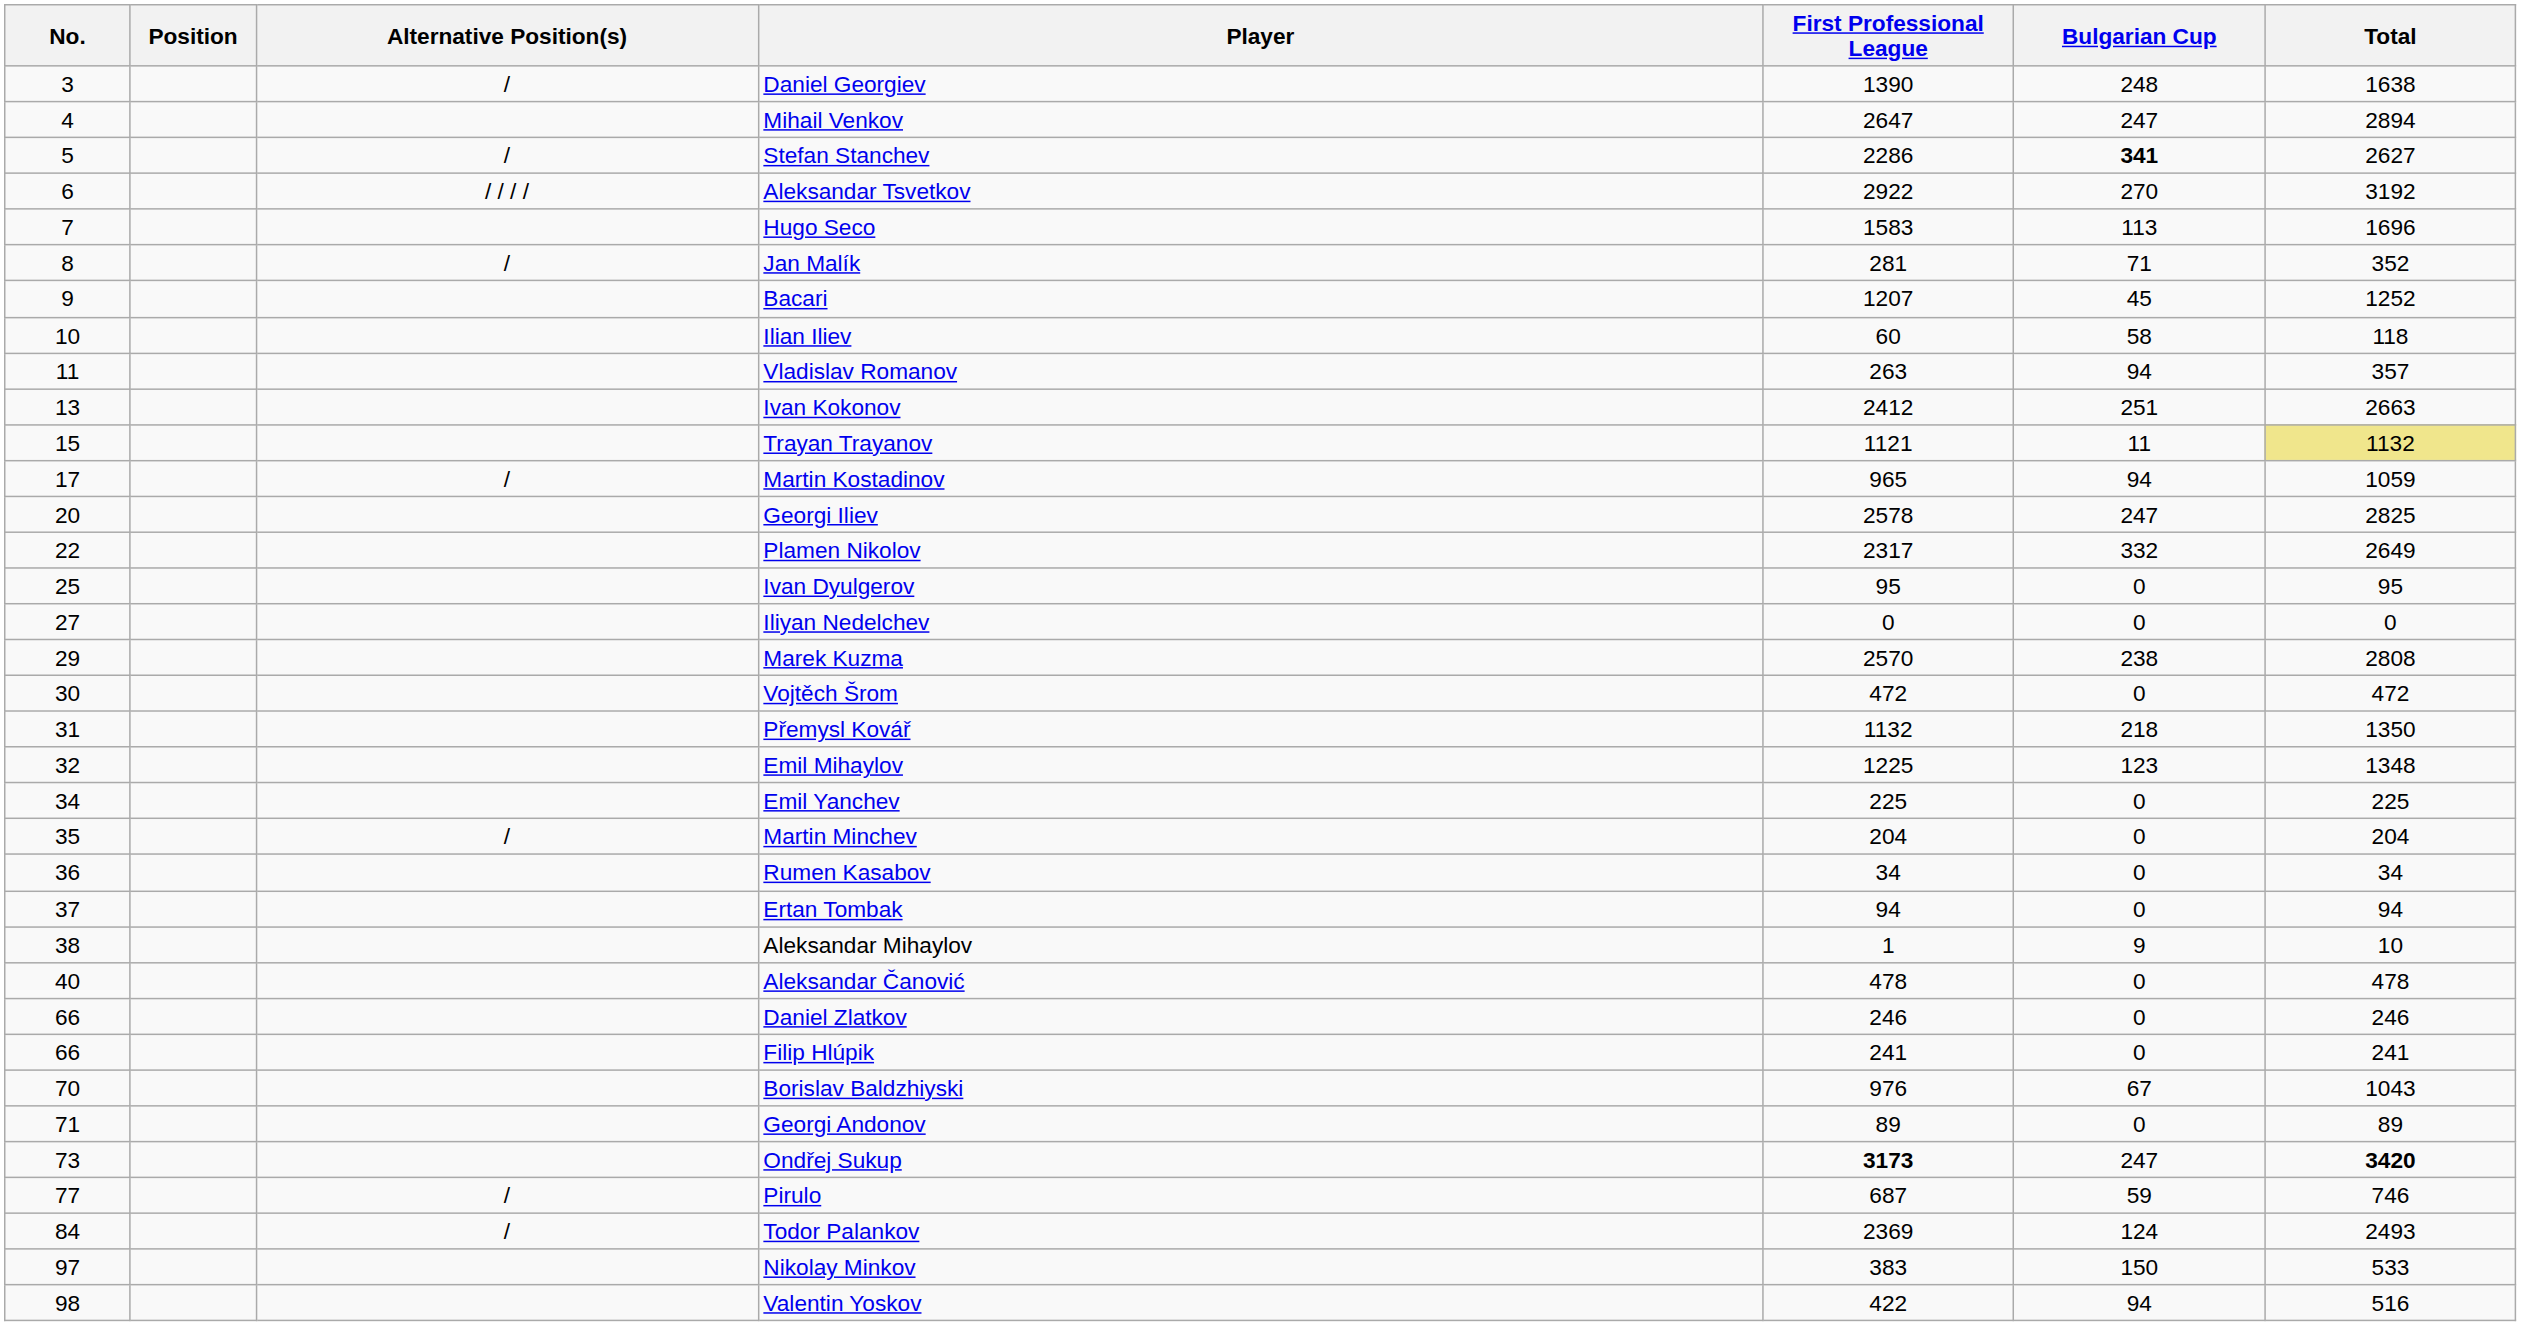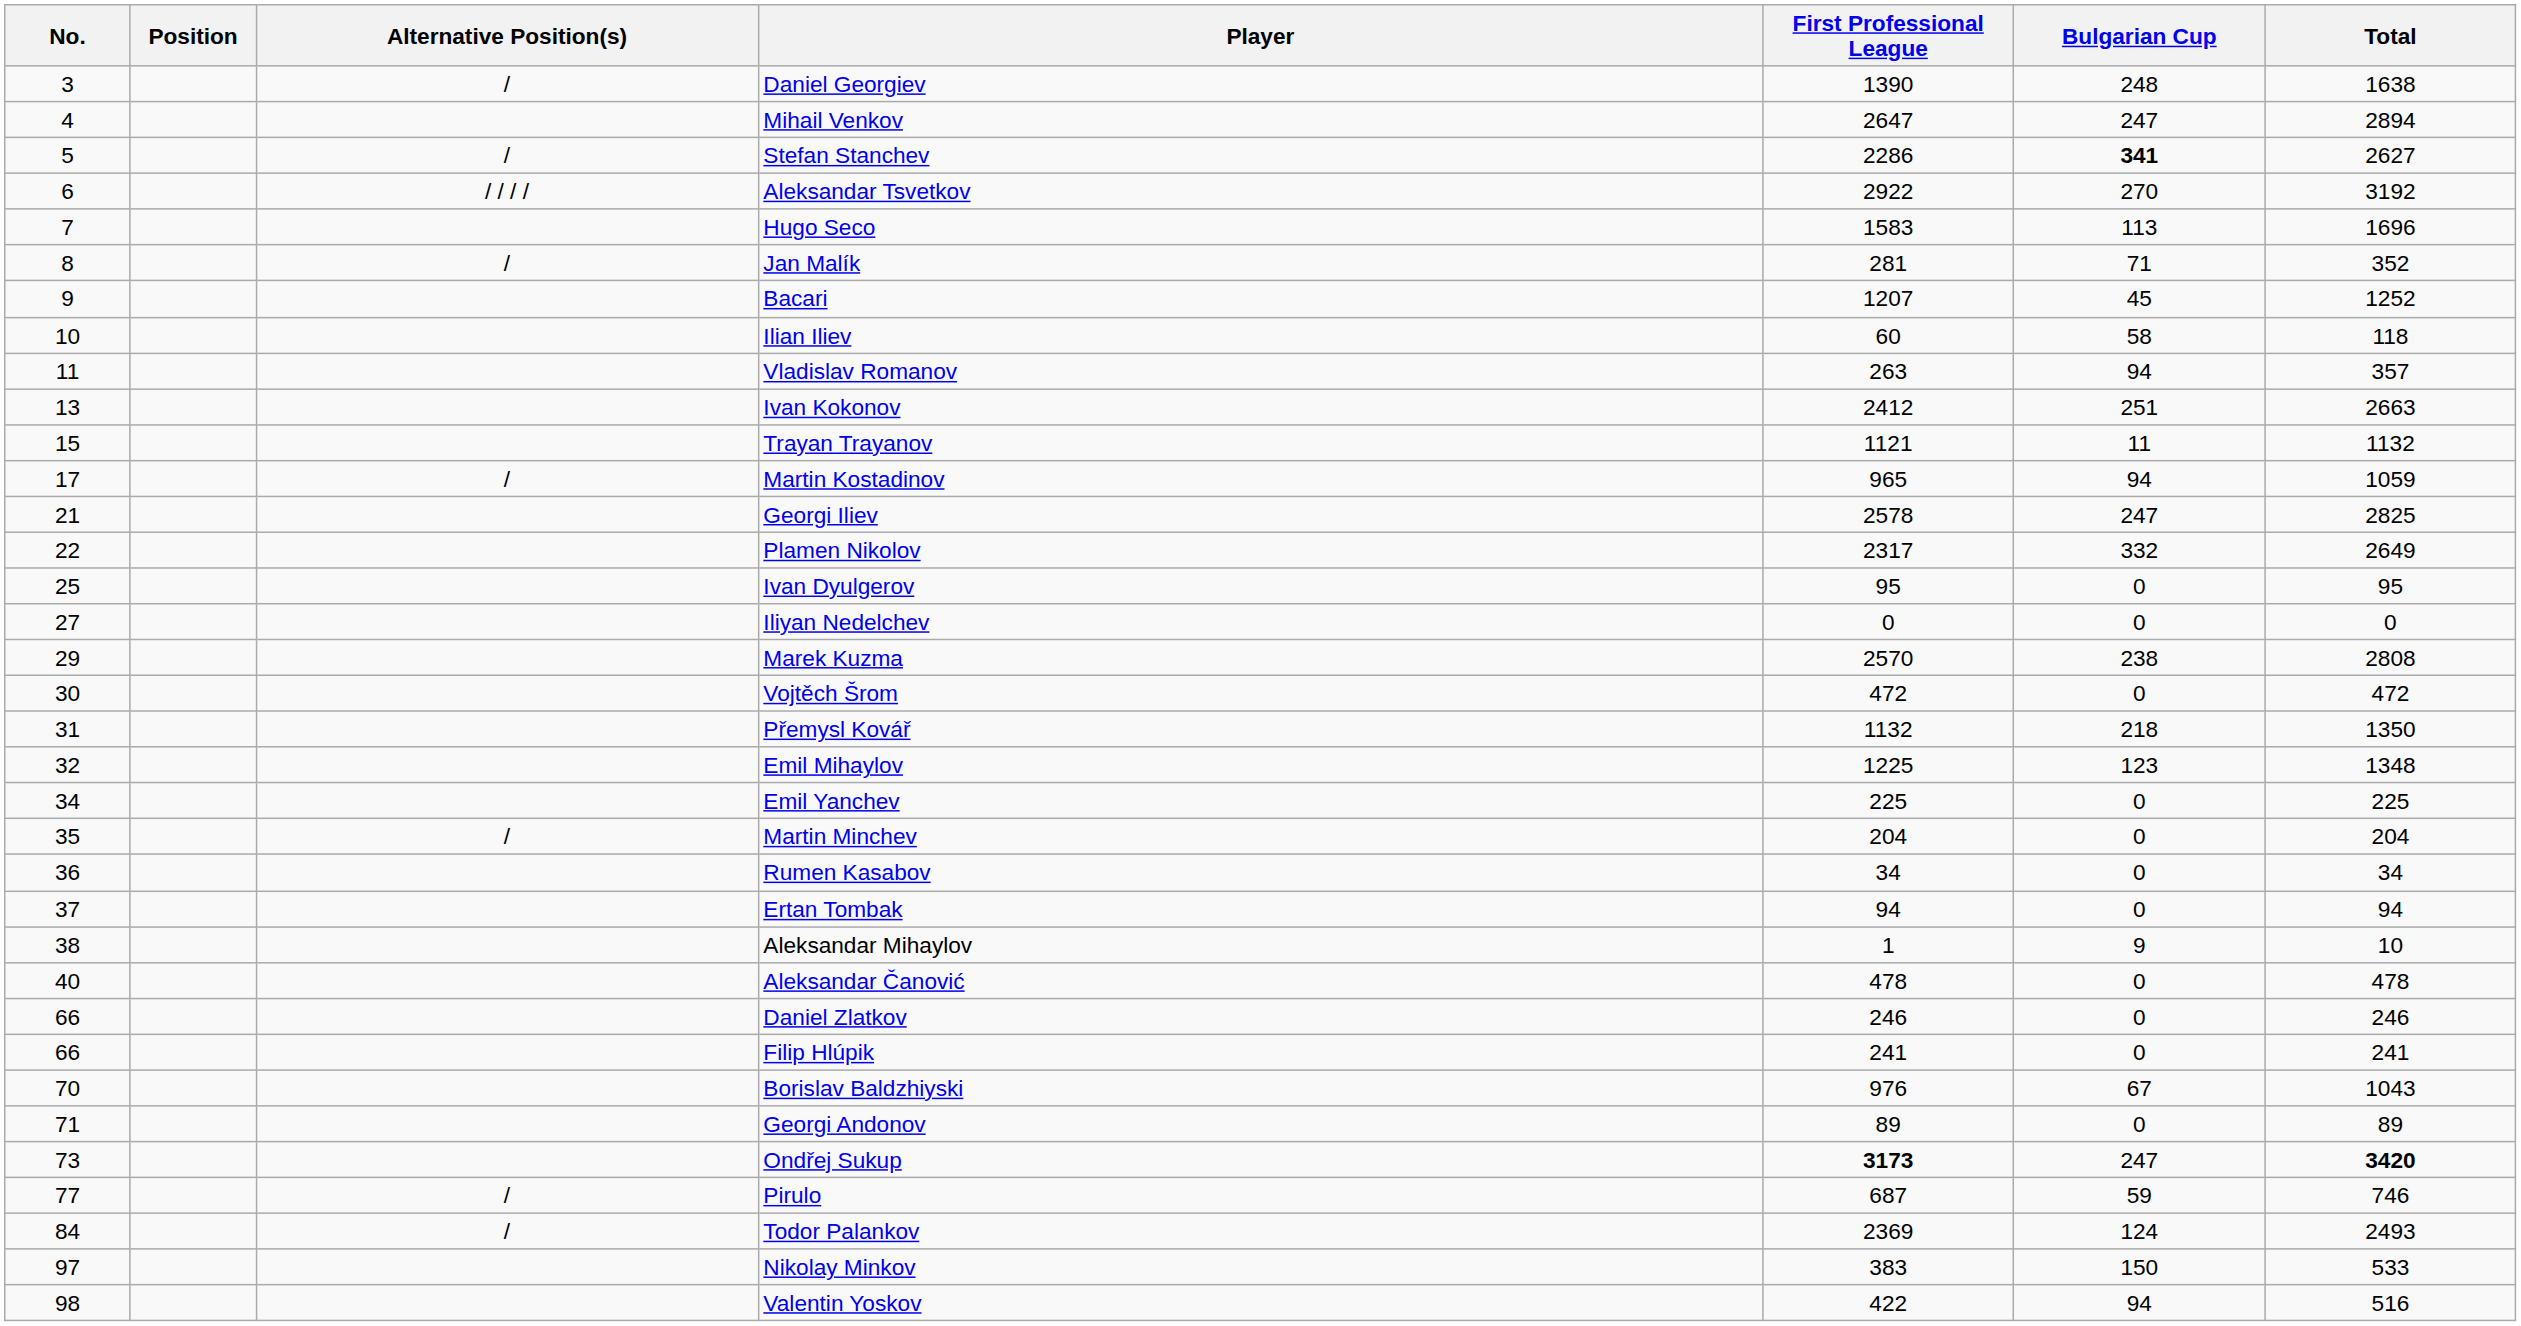(2390, 443) khaki background -> (2390, 443) no background
(68, 514) 20 -> (68, 514) 21
